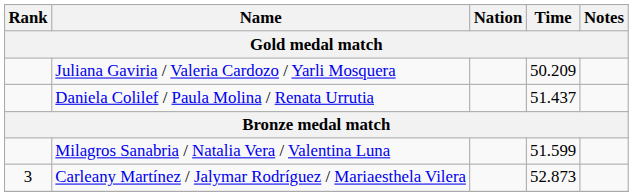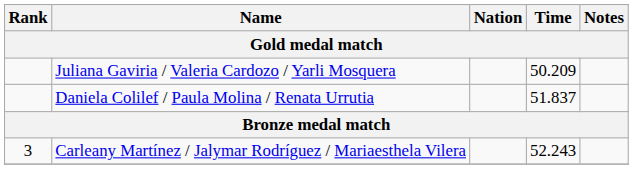(553, 97) 51.437 -> (553, 97) 51.837
- row: (223, 151)
(553, 177) 52.873 -> (553, 151) 52.243
